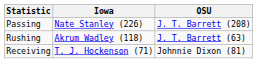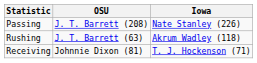columns swapped: (204, 11) <-> (104, 11)
